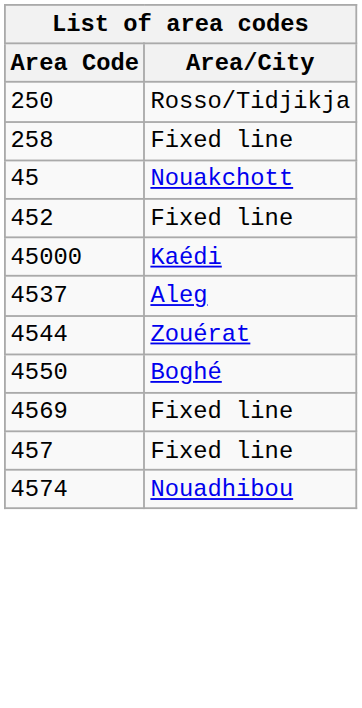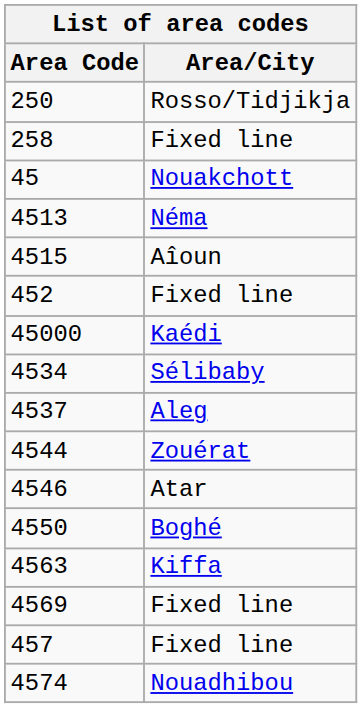+ row: (39, 218)
+ row: (39, 257)
+ row: (39, 373)
+ row: (39, 490)
+ row: (39, 567)
